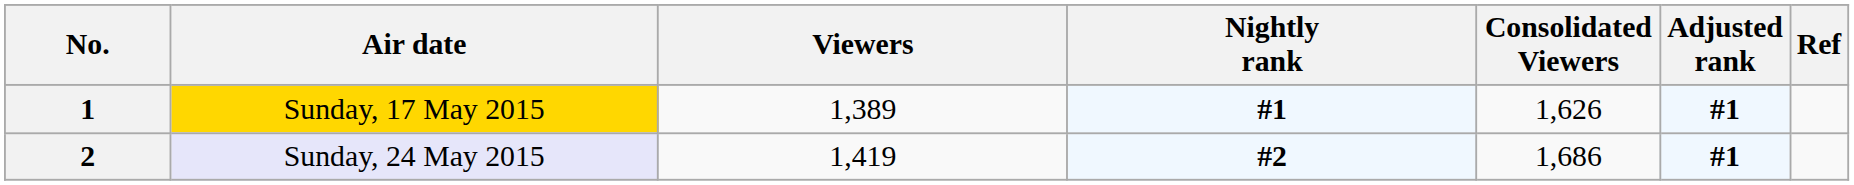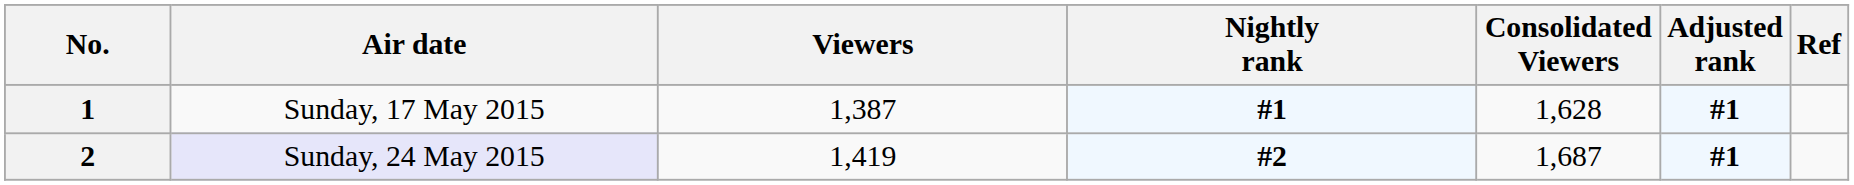(414, 108) gold background -> (414, 108) no background
(863, 108) 1,389 -> (863, 108) 1,387
(1568, 108) 1,626 -> (1568, 108) 1,628
(1568, 155) 1,686 -> (1568, 155) 1,687
